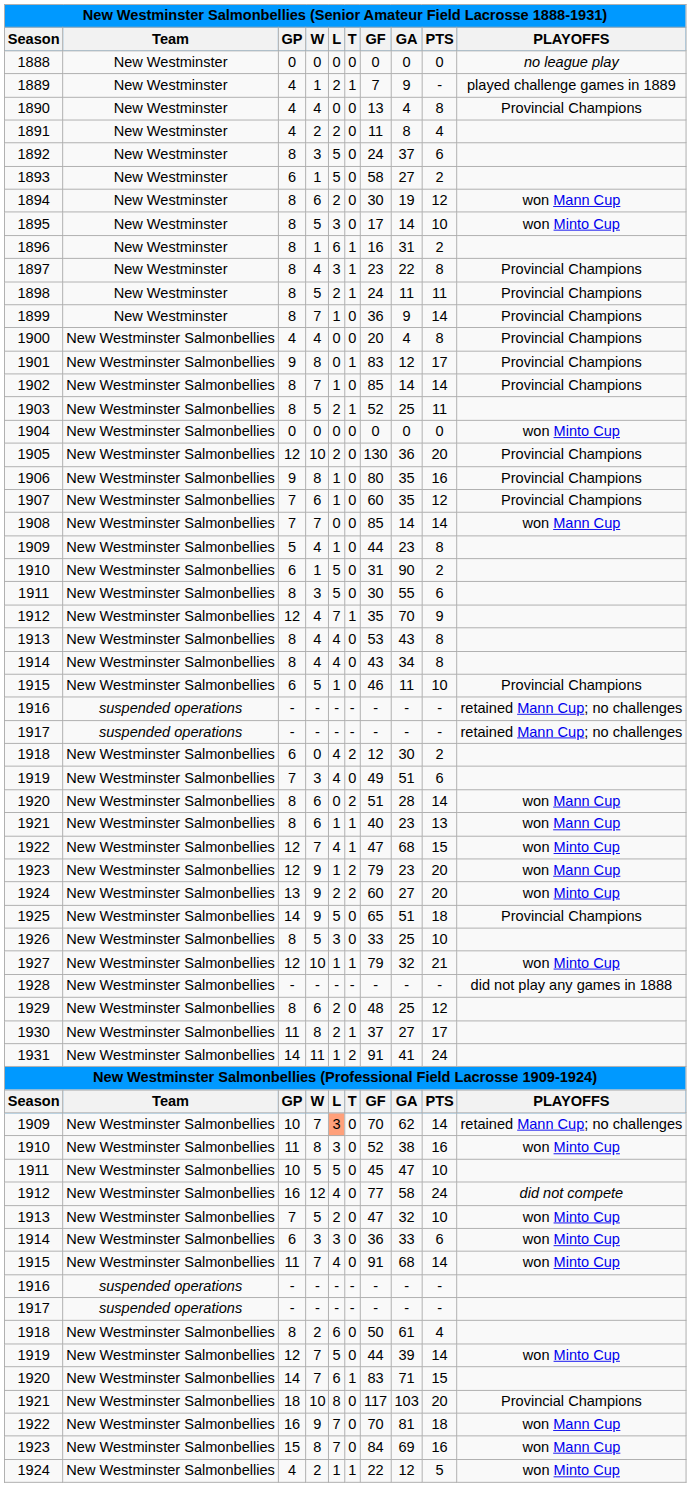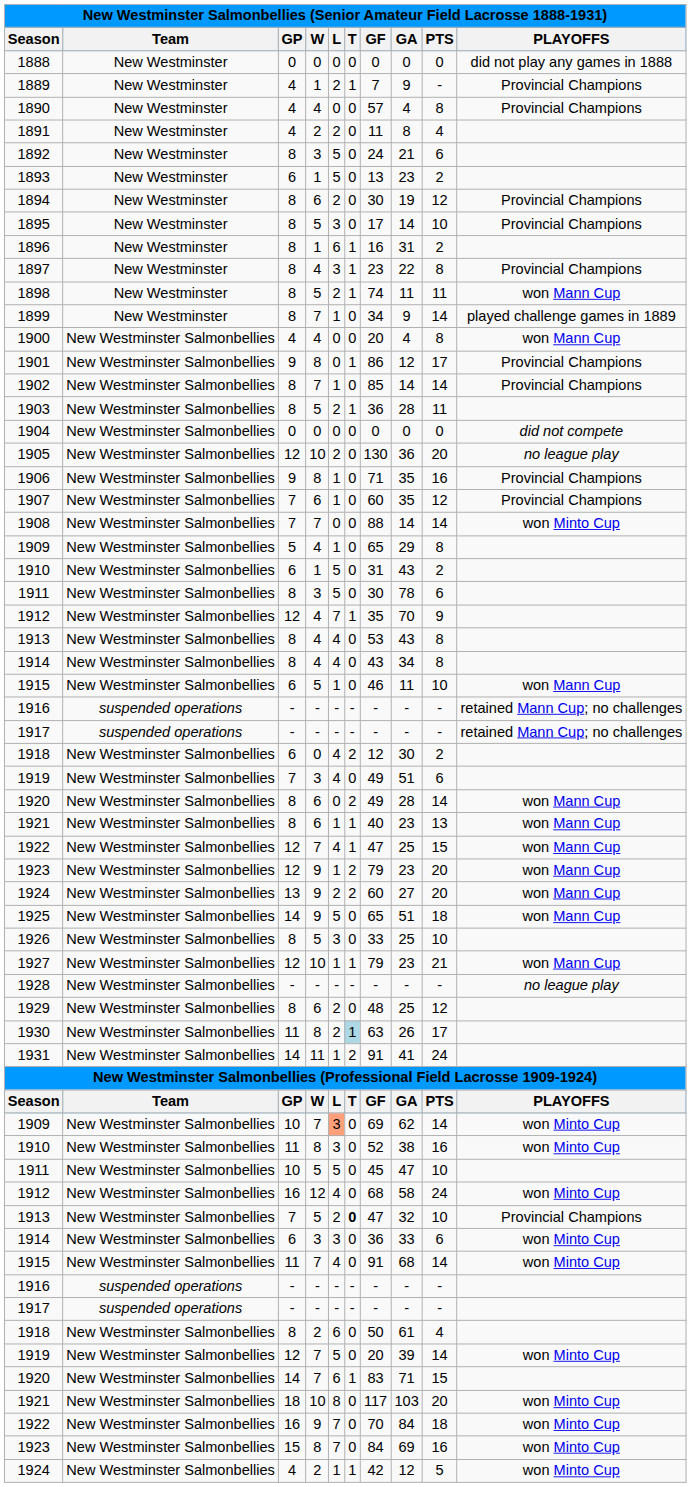(571, 62) no league play -> (571, 62) did not play any games in 1888
(571, 85) played challenge games in 1889 -> (571, 85) Provincial Champions
(376, 108) 13 -> (376, 108) 57
(407, 154) 37 -> (407, 154) 21
(376, 177) 58 -> (376, 177) 13
(407, 177) 27 -> (407, 177) 23
(571, 200) won Mann Cup -> (571, 200) Provincial Champions
(571, 223) won Minto Cup -> (571, 223) Provincial Champions
(376, 293) 24 -> (376, 293) 74
(571, 293) Provincial Champions -> (571, 293) won Mann Cup
(376, 316) 36 -> (376, 316) 34
(571, 316) Provincial Champions -> (571, 316) played challenge games in 1889
(571, 339) Provincial Champions -> (571, 339) won Mann Cup
(376, 362) 83 -> (376, 362) 86
(376, 408) 52 -> (376, 408) 36
(407, 408) 25 -> (407, 408) 28
(571, 431) won Minto Cup -> (571, 431) did not compete
(571, 454) Provincial Champions -> (571, 454) no league play
(376, 477) 80 -> (376, 477) 71
(376, 524) 85 -> (376, 524) 88
(571, 524) won Mann Cup -> (571, 524) won Minto Cup
(376, 547) 44 -> (376, 547) 65
(407, 547) 23 -> (407, 547) 29
(407, 570) 90 -> (407, 570) 43
(407, 593) 55 -> (407, 593) 78
(571, 685) Provincial Champions -> (571, 685) won Mann Cup
(376, 801) 51 -> (376, 801) 49
(407, 847) 68 -> (407, 847) 25
(571, 847) won Minto Cup -> (571, 847) won Mann Cup
(571, 893) won Minto Cup -> (571, 893) won Mann Cup
(571, 916) Provincial Champions -> (571, 916) won Mann Cup
(407, 962) 32 -> (407, 962) 23
(571, 962) won Minto Cup -> (571, 962) won Mann Cup
(571, 985) did not play any games in 1888 -> (571, 985) no league play
(352, 1032) no background -> (352, 1032) lightblue background
(376, 1032) 37 -> (376, 1032) 63
(407, 1032) 27 -> (407, 1032) 26
(376, 1124) 70 -> (376, 1124) 69
(571, 1124) retained Mann Cup; no challenges -> (571, 1124) won Minto Cup
(376, 1193) 77 -> (376, 1193) 68
(571, 1193) did not compete -> (571, 1193) won Minto Cup
(352, 1216) normal -> (352, 1216) bold
(571, 1216) won Minto Cup -> (571, 1216) Provincial Champions
(376, 1355) 44 -> (376, 1355) 20
(571, 1401) Provincial Champions -> (571, 1401) won Minto Cup
(407, 1424) 81 -> (407, 1424) 84
(571, 1424) won Mann Cup -> (571, 1424) won Minto Cup
(571, 1447) won Mann Cup -> (571, 1447) won Minto Cup
(376, 1470) 22 -> (376, 1470) 42
